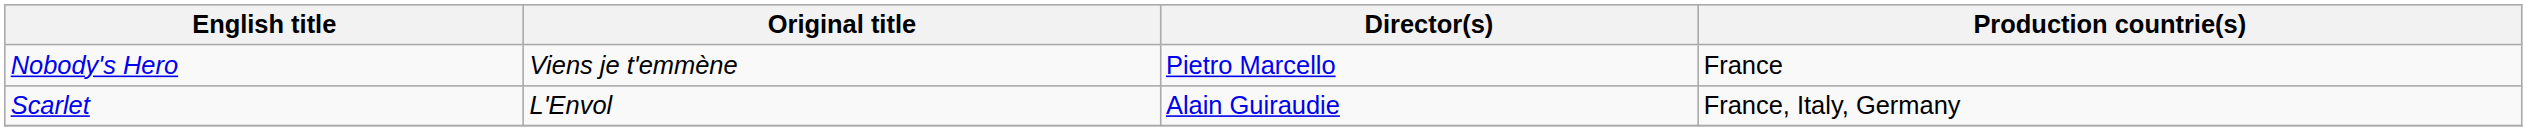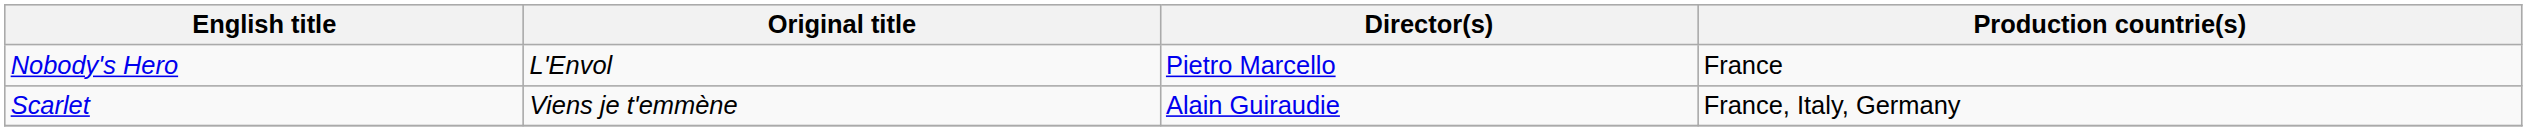(634, 65) Viens je t'emmène -> (571, 65) L'Envol
(571, 105) L'Envol -> (634, 105) Viens je t'emmène
